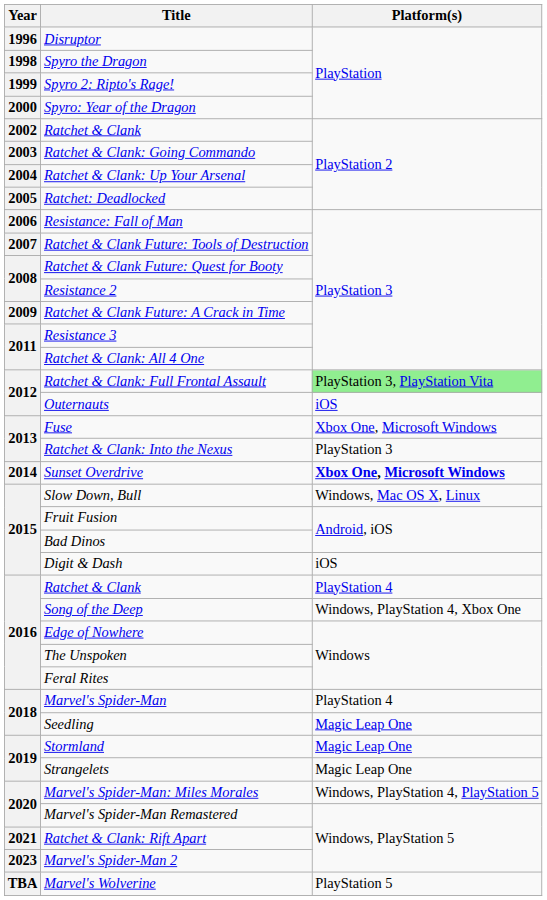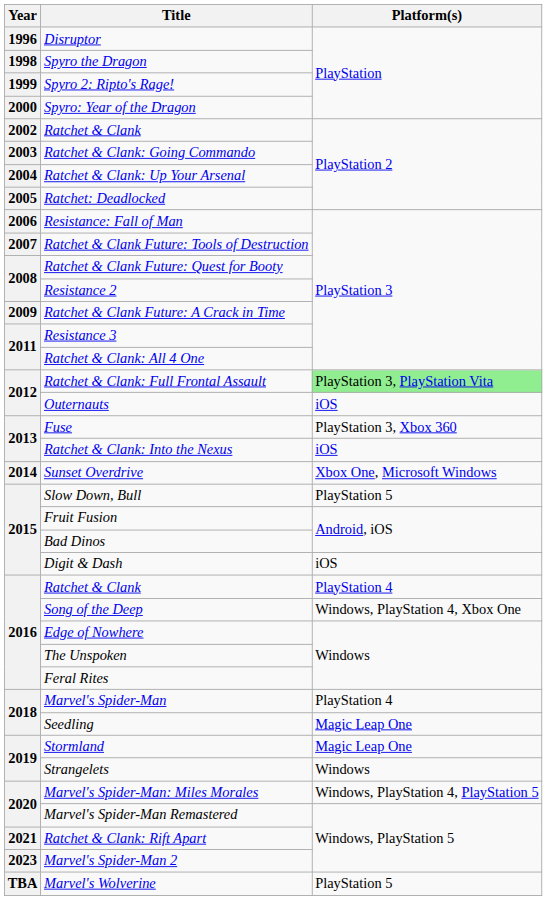(406, 426) Xbox One, Microsoft Windows -> (386, 426) PlayStation 3, Xbox 360
(354, 449) PlayStation 3 -> (326, 449) iOS
(410, 472) bold -> (406, 472) normal
(398, 495) Windows, Mac OS X, Linux -> (354, 495) PlayStation 5
(364, 769) Magic Leap One -> (342, 769) Windows
